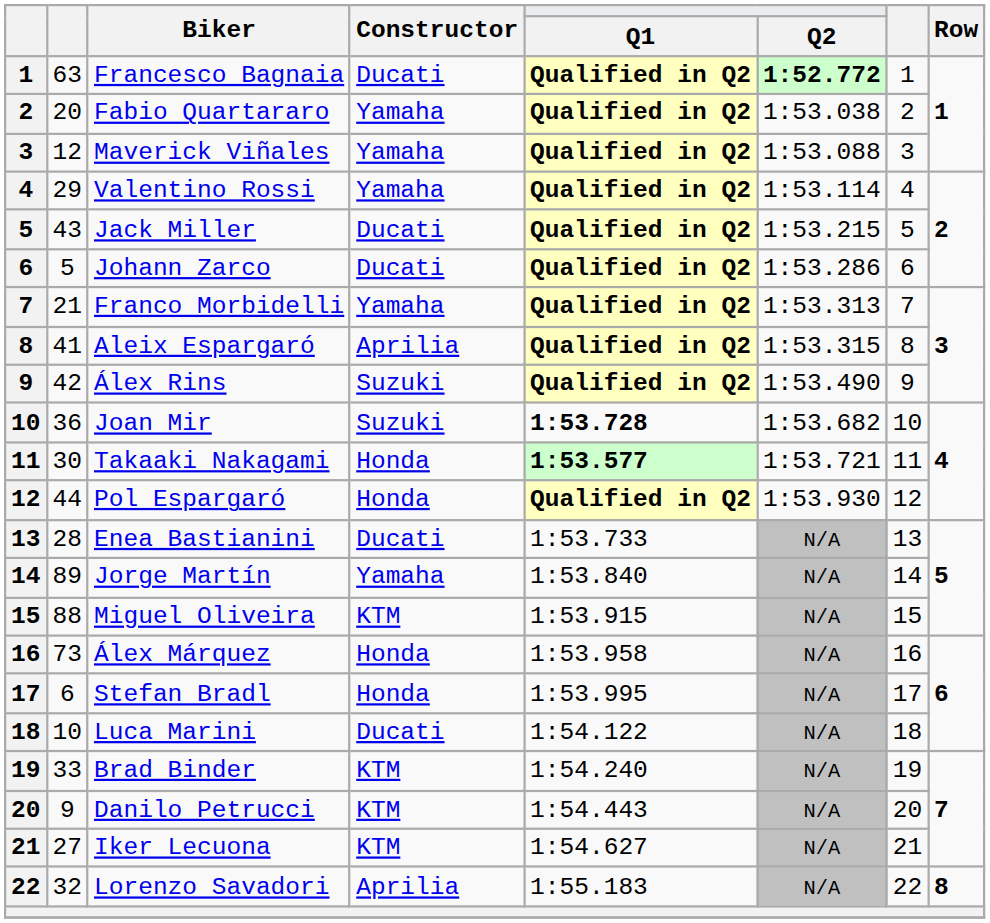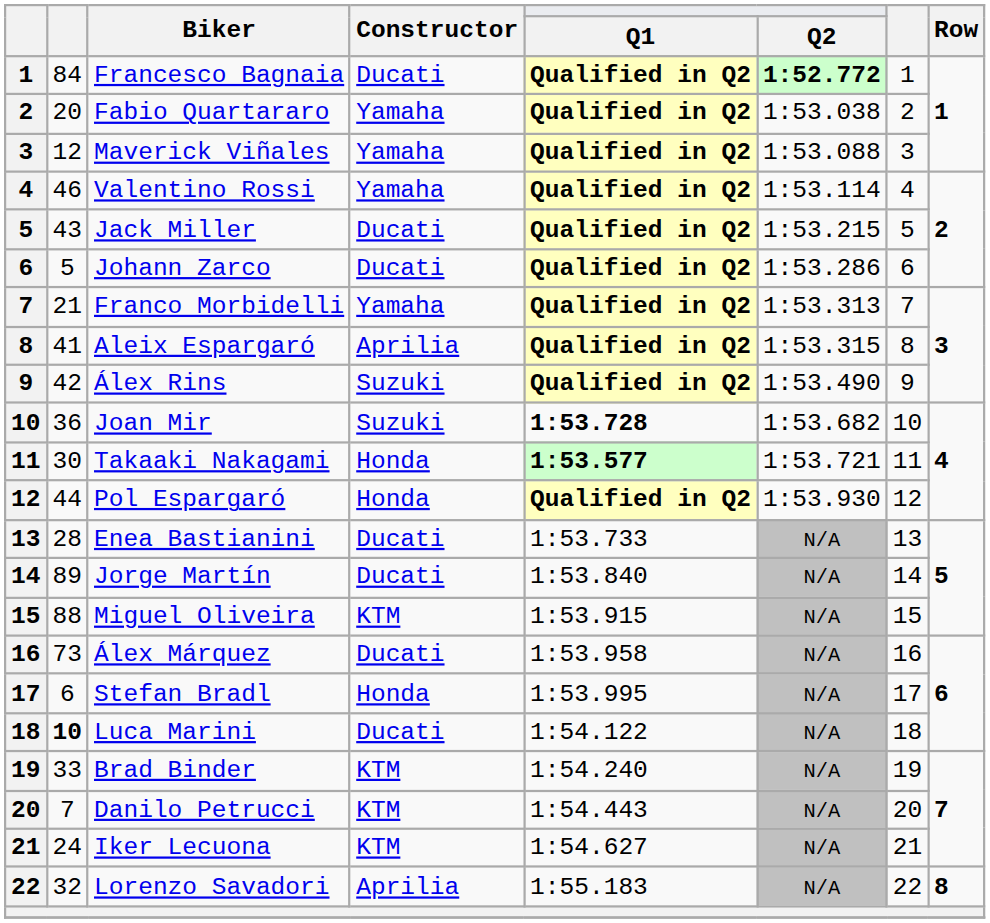(67, 75) 63 -> (67, 75) 84
(67, 191) 29 -> (67, 191) 46
(400, 577) Yamaha -> (400, 577) Ducati
(393, 655) Honda -> (400, 655) Ducati
(67, 732) normal -> (67, 732) bold
(67, 809) 9 -> (67, 809) 7
(67, 848) 27 -> (67, 848) 24
